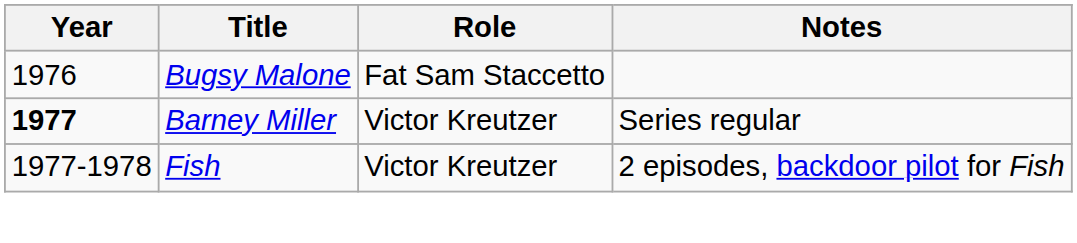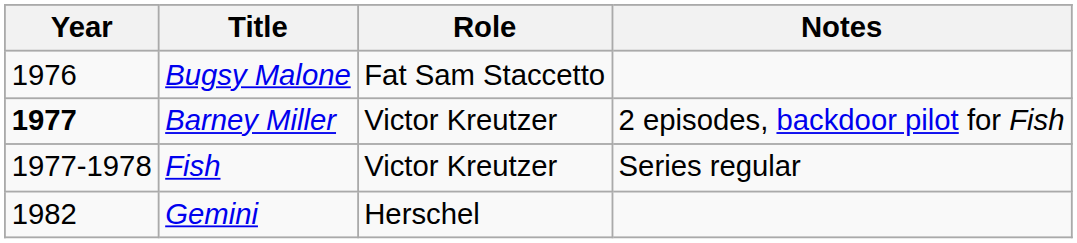(710, 120) Series regular -> (842, 120) 2 episodes, backdoor pilot for Fish
(842, 167) 2 episodes, backdoor pilot for Fish -> (710, 167) Series regular
+ row: (212, 213)
